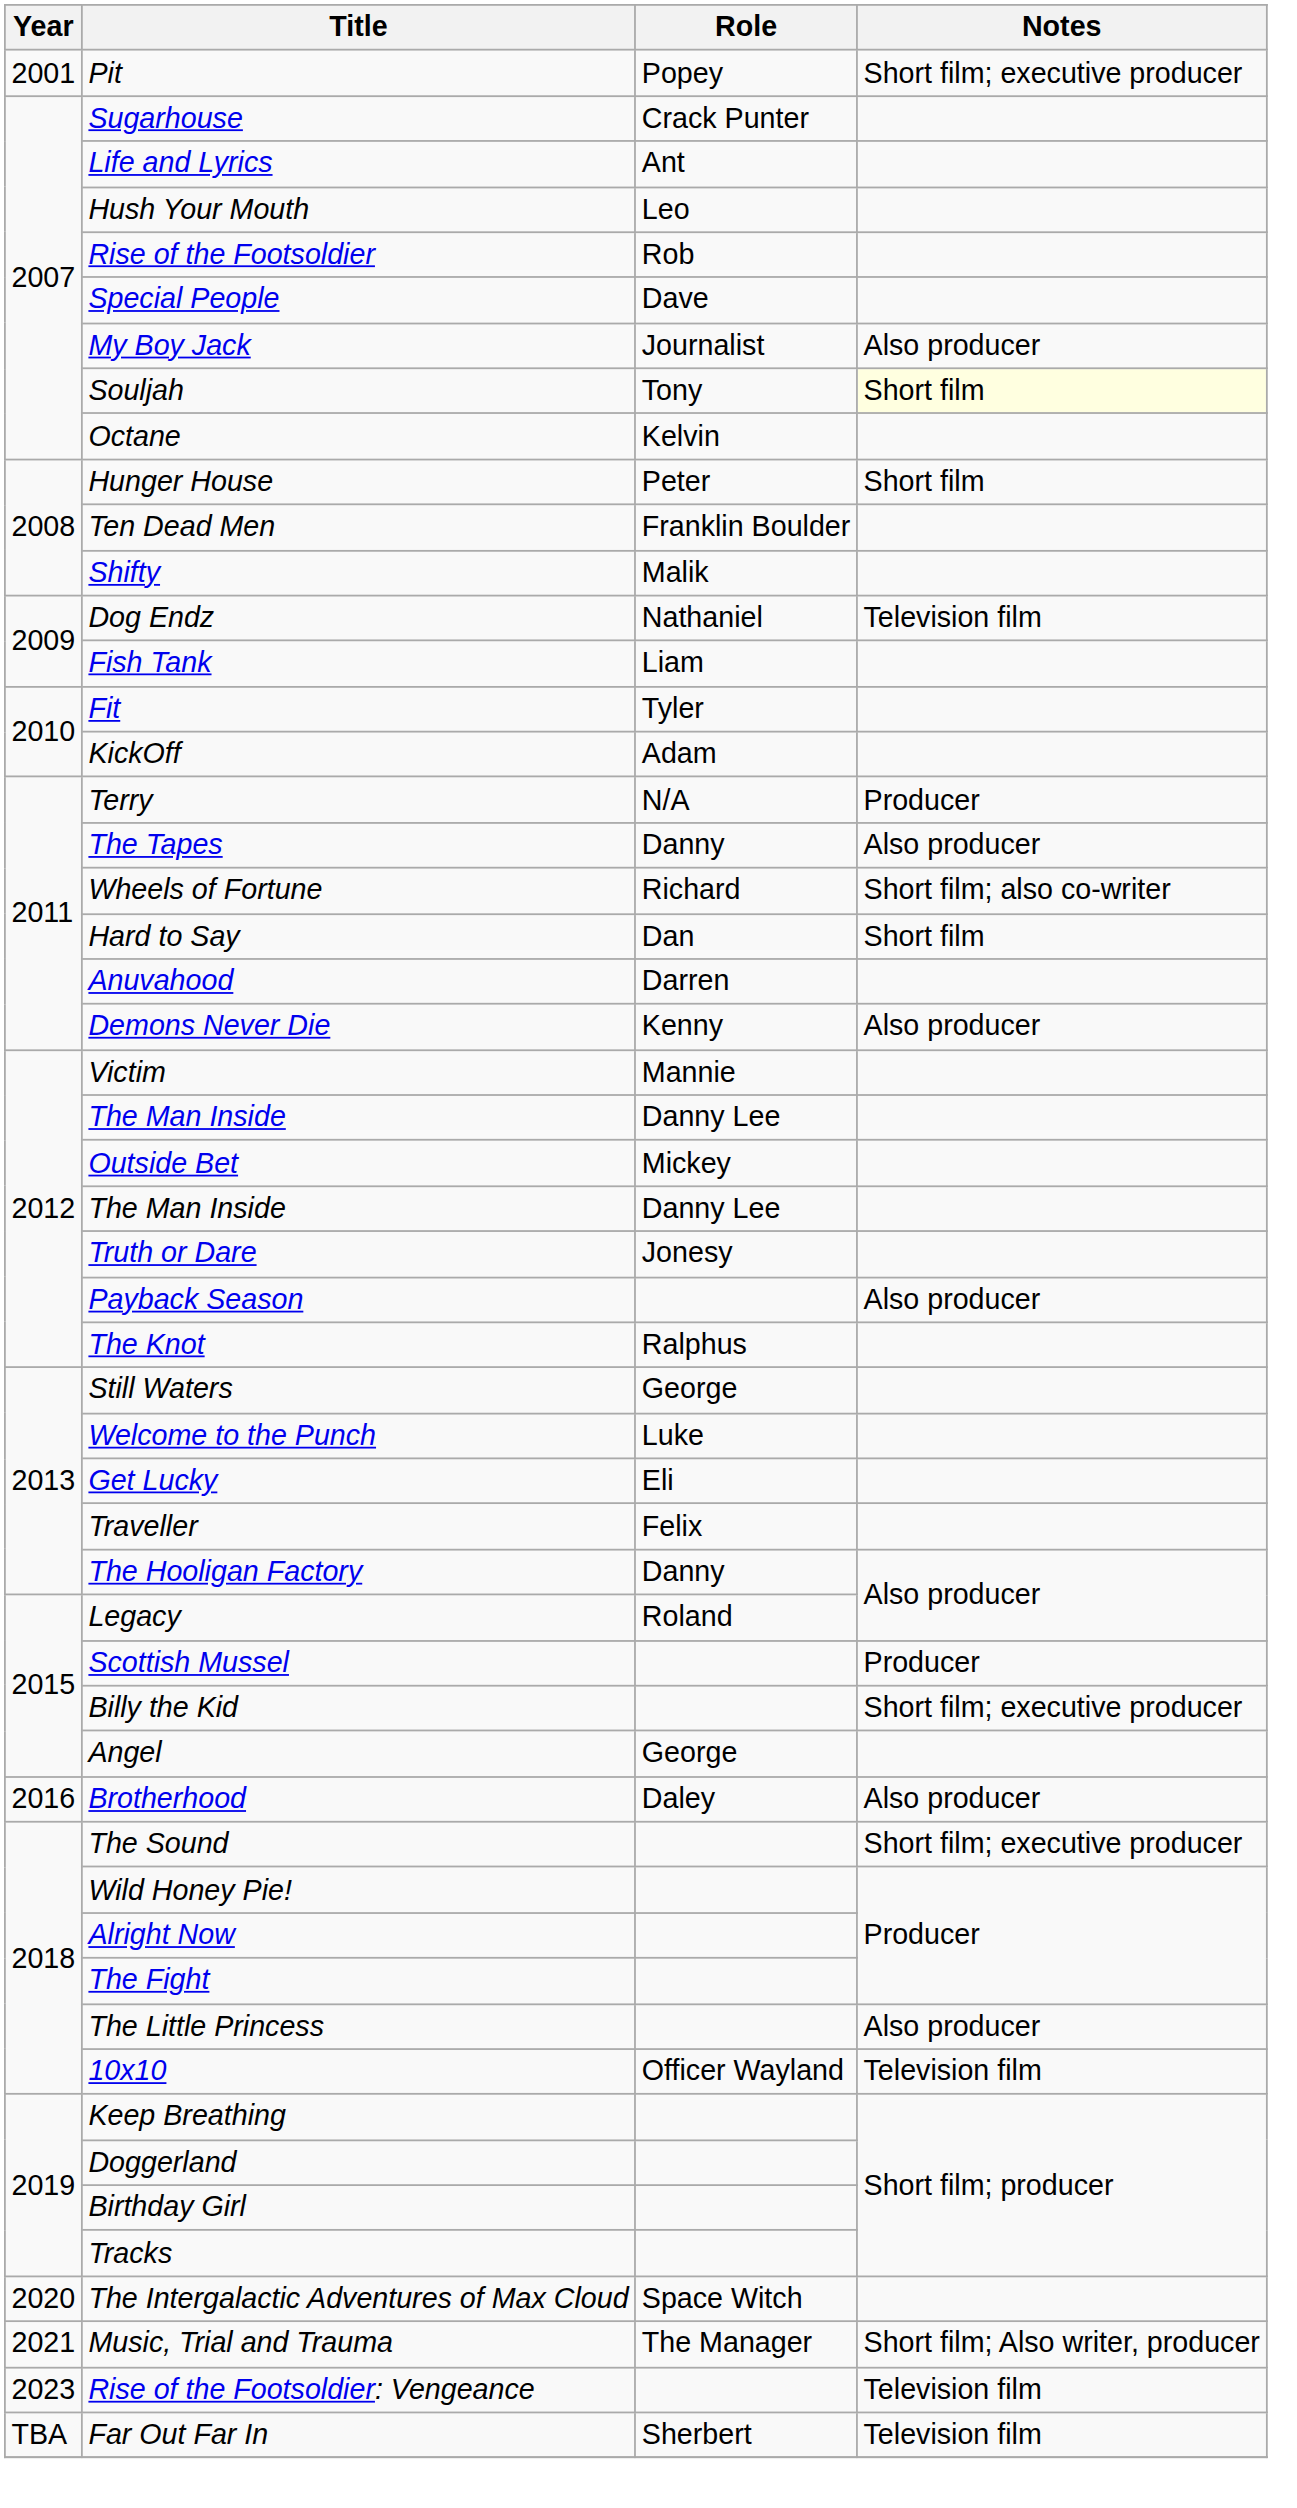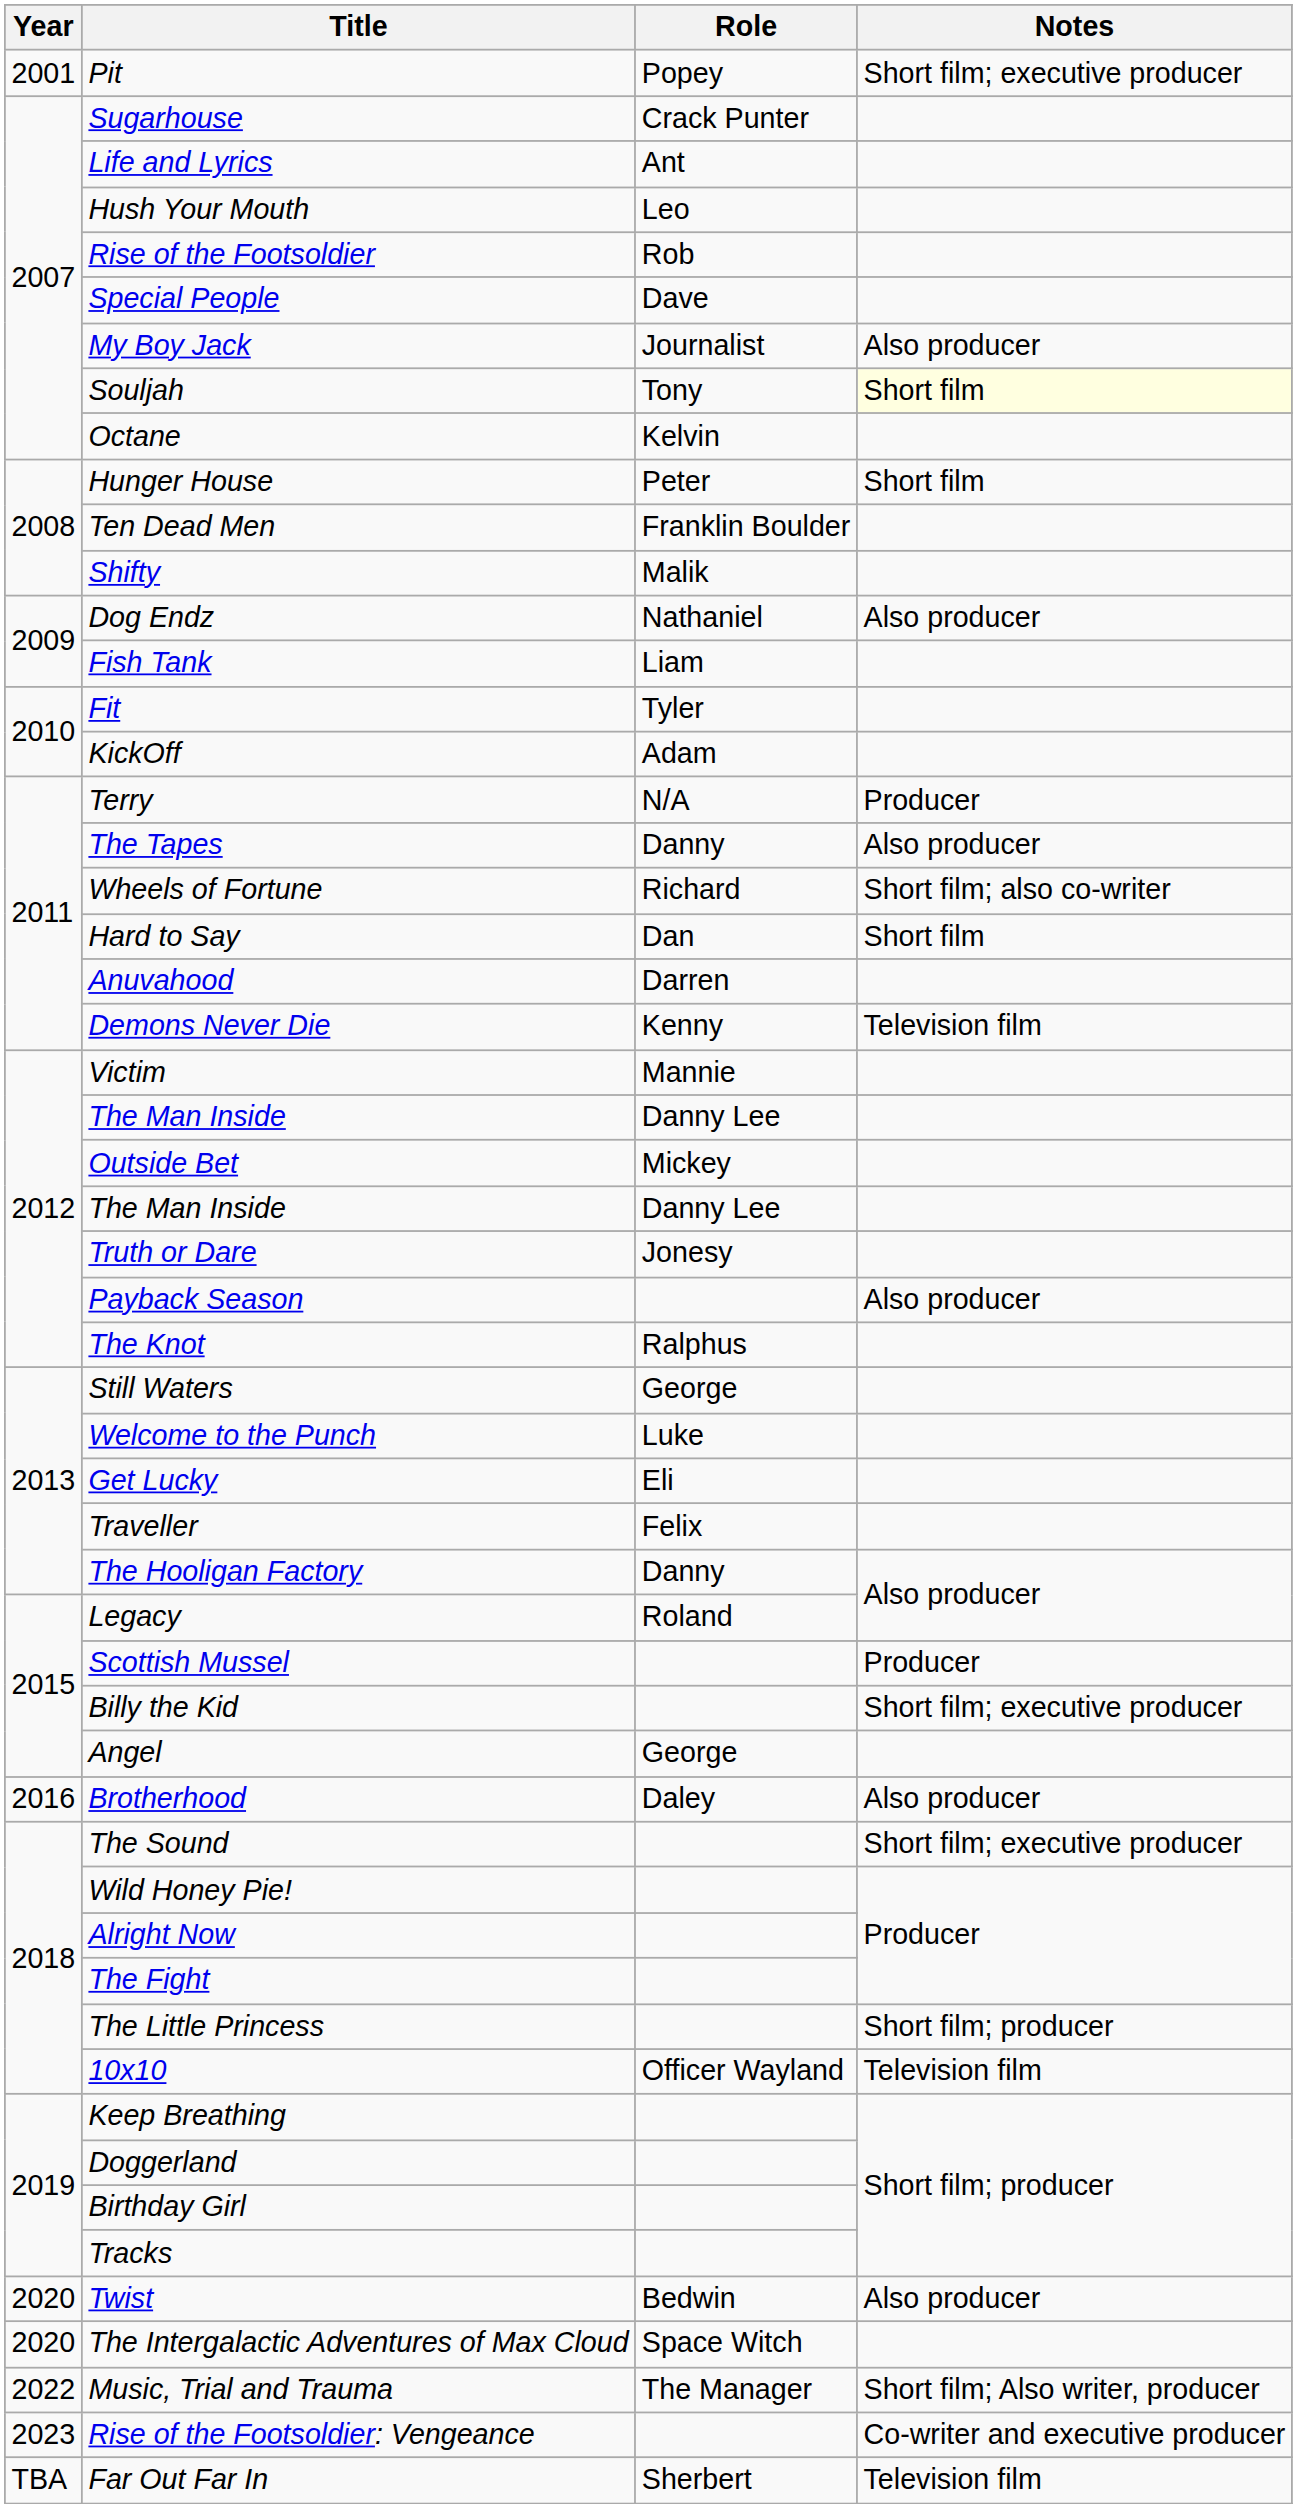(953, 617) Television film -> (952, 617) Also producer
(952, 1026) Also producer -> (953, 1026) Television film
(952, 2025) Also producer -> (988, 2025) Short film; producer
+ row: (121, 2298)
(43, 2343) 2021 -> (43, 2389) 2022
(953, 2389) Television film -> (1074, 2434) Co-writer and executive producer
